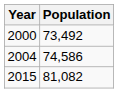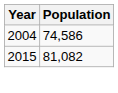- row: (22, 35)
